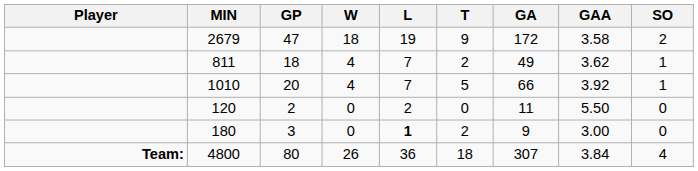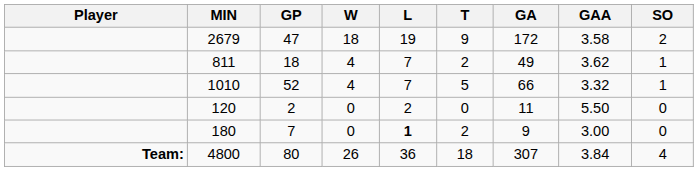(291, 85) 20 -> (291, 85) 52
(595, 85) 3.92 -> (595, 85) 3.32
(291, 131) 3 -> (291, 131) 7
